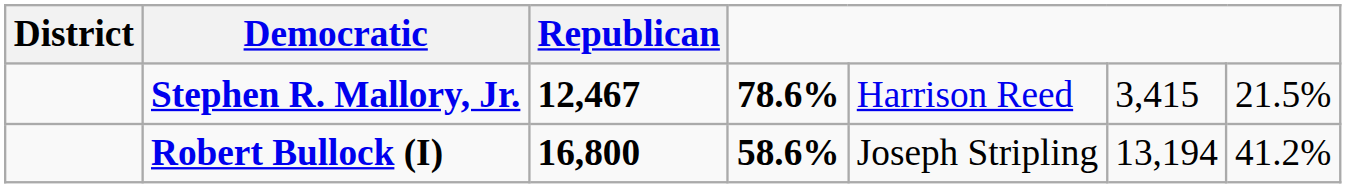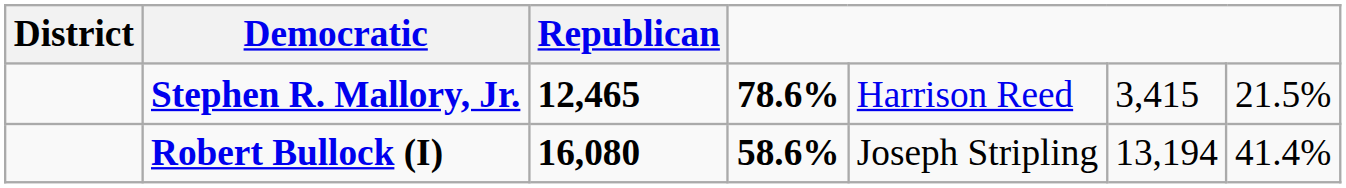(589, 93) 12,467 -> (589, 93) 12,465
(589, 152) 16,800 -> (589, 152) 16,080
(1283, 152) 41.2% -> (1283, 152) 41.4%
